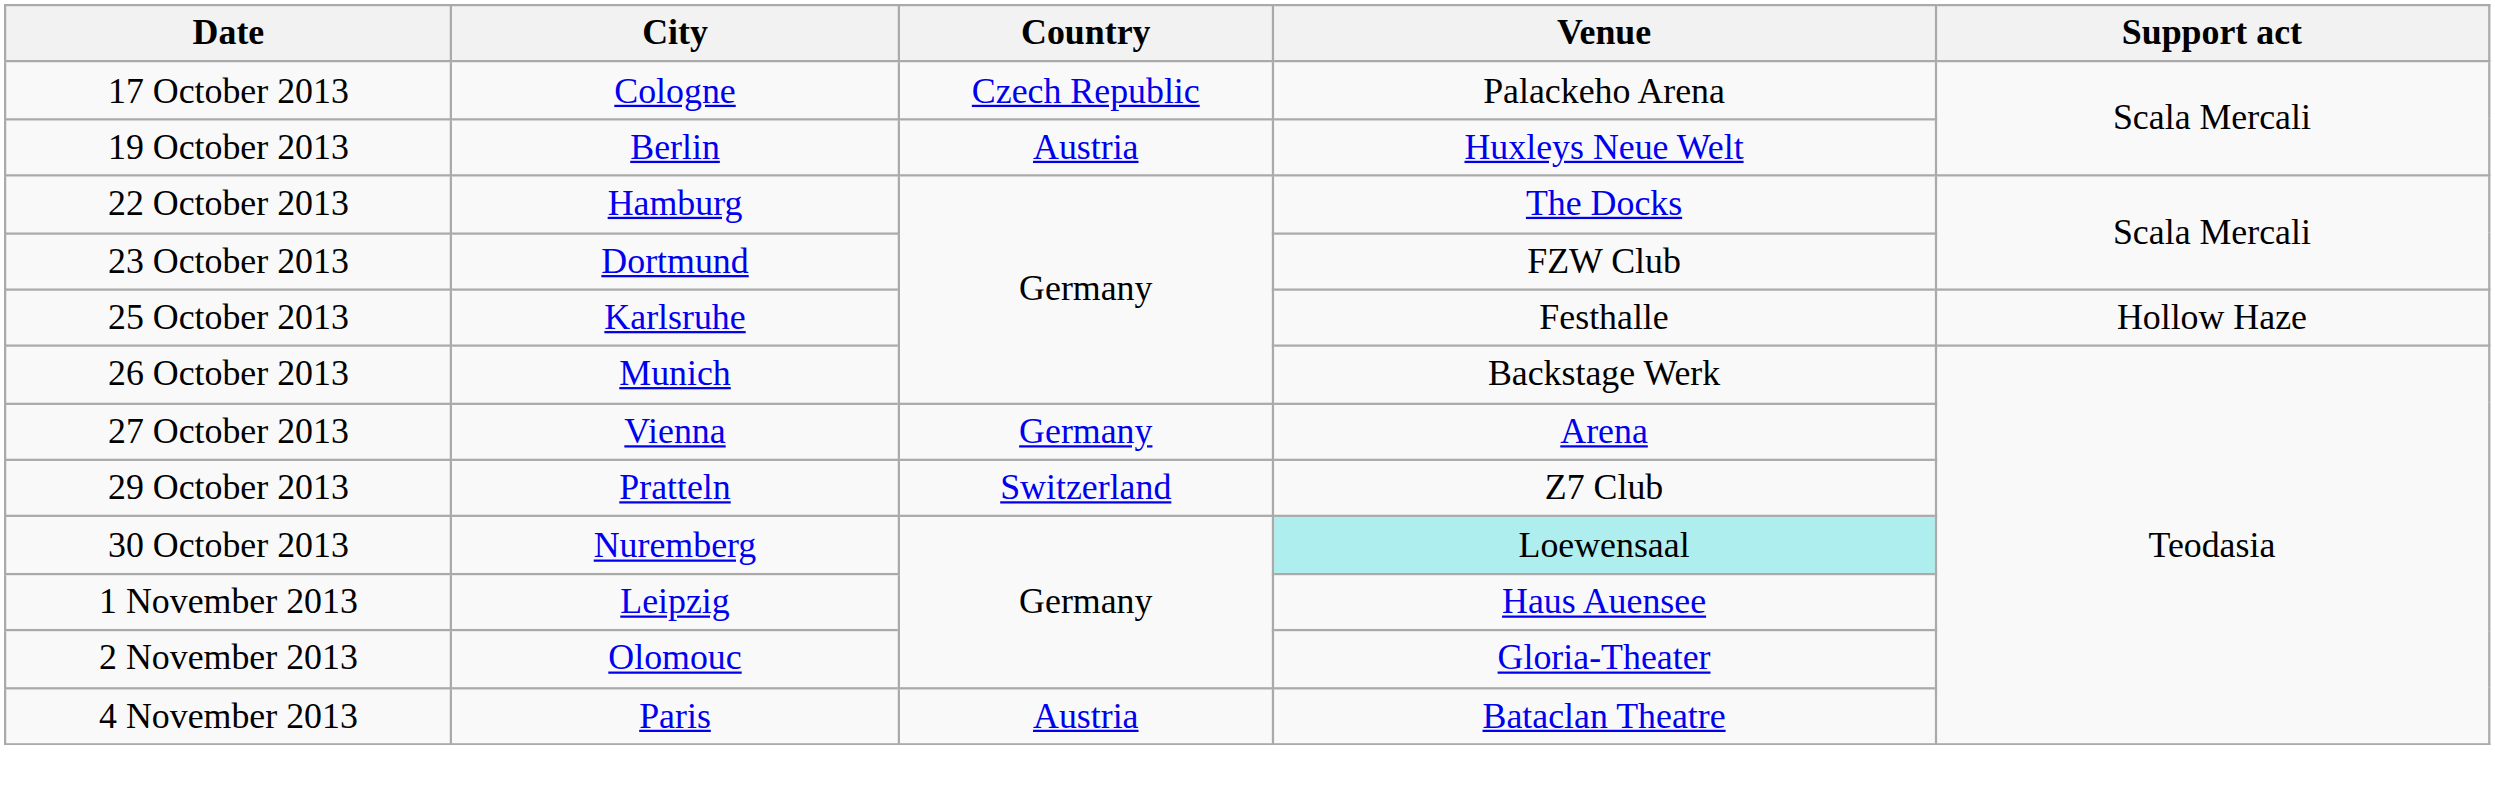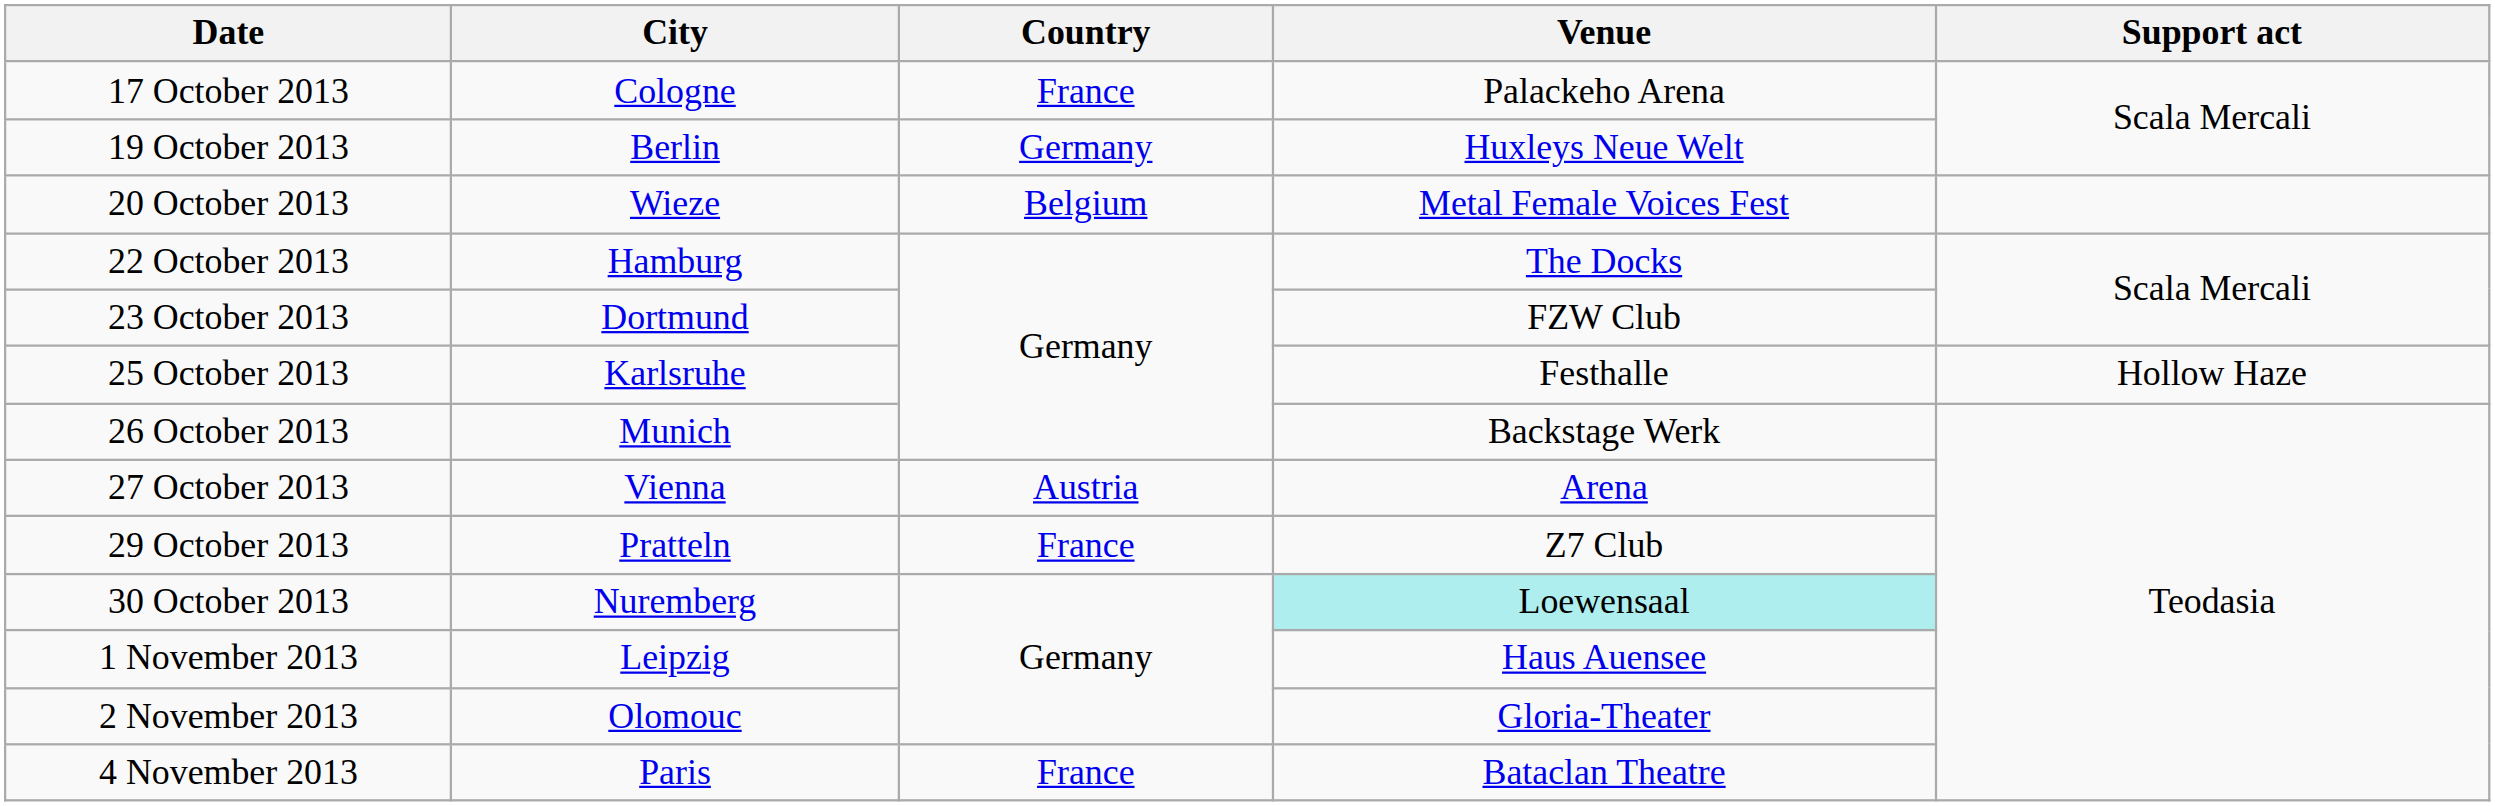(1086, 89) Czech Republic -> (1086, 89) France
(1086, 146) Austria -> (1086, 146) Germany
+ row: (228, 203)
(1086, 430) Germany -> (1086, 487) Austria
(1086, 487) Switzerland -> (1086, 544) France
(1086, 715) Austria -> (1086, 771) France
